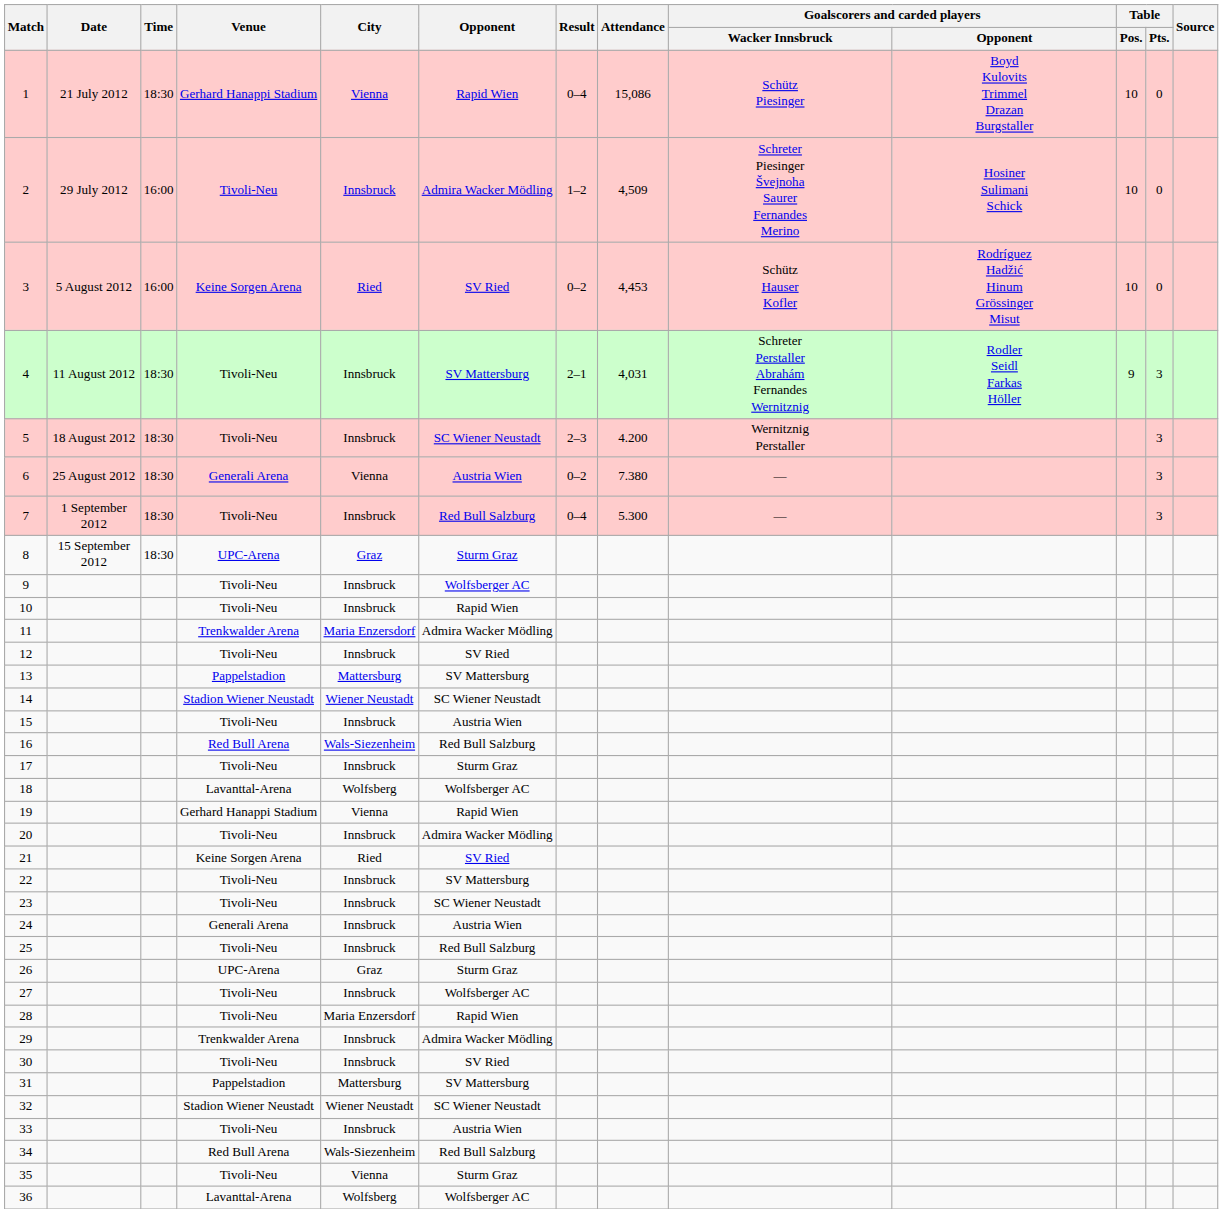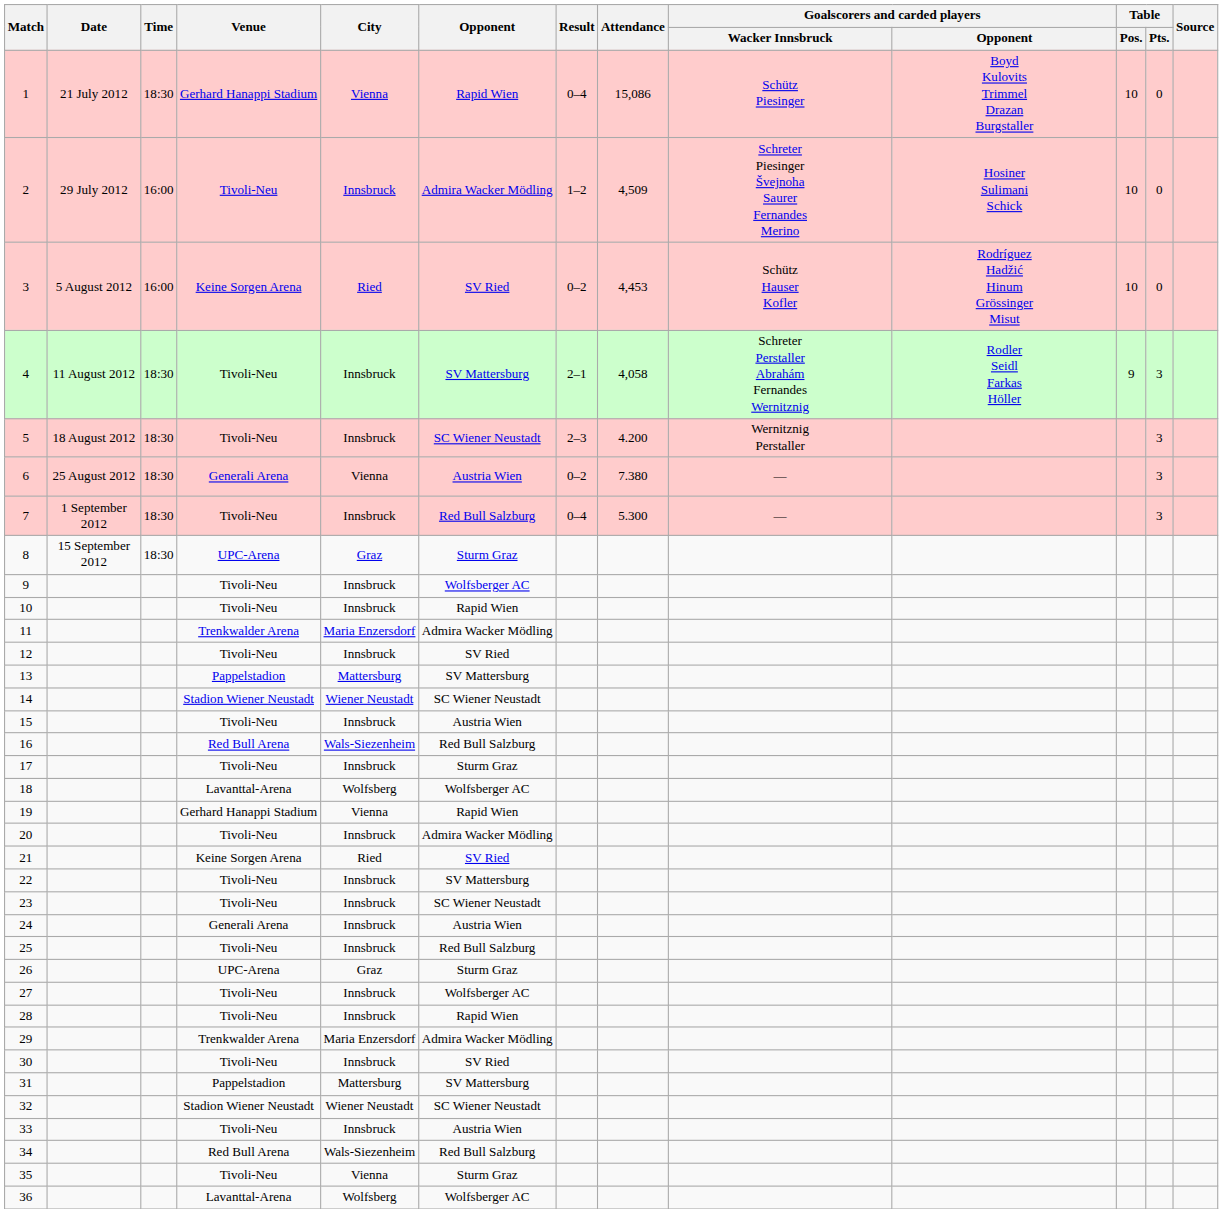(633, 374) 4,031 -> (633, 374) 4,058
(369, 1016) Maria Enzersdorf -> (369, 1016) Innsbruck
(369, 1038) Innsbruck -> (369, 1038) Maria Enzersdorf
